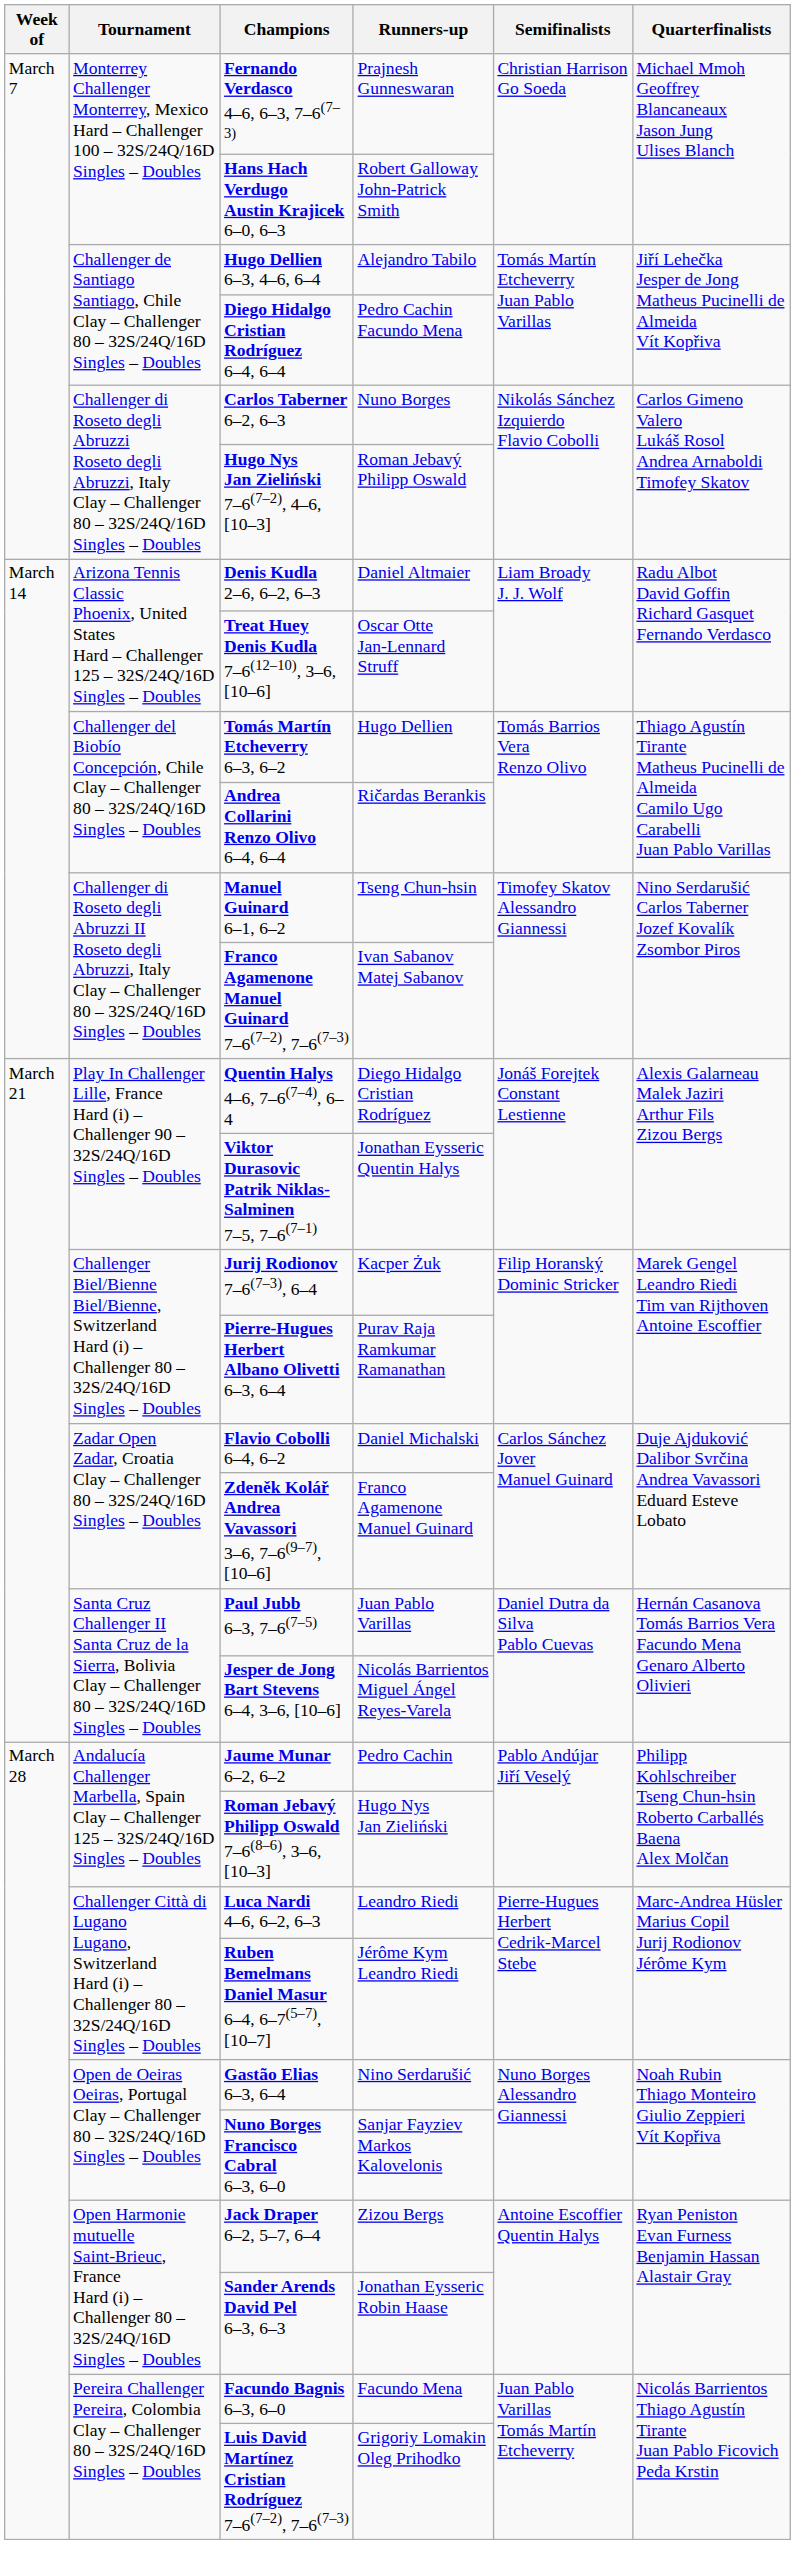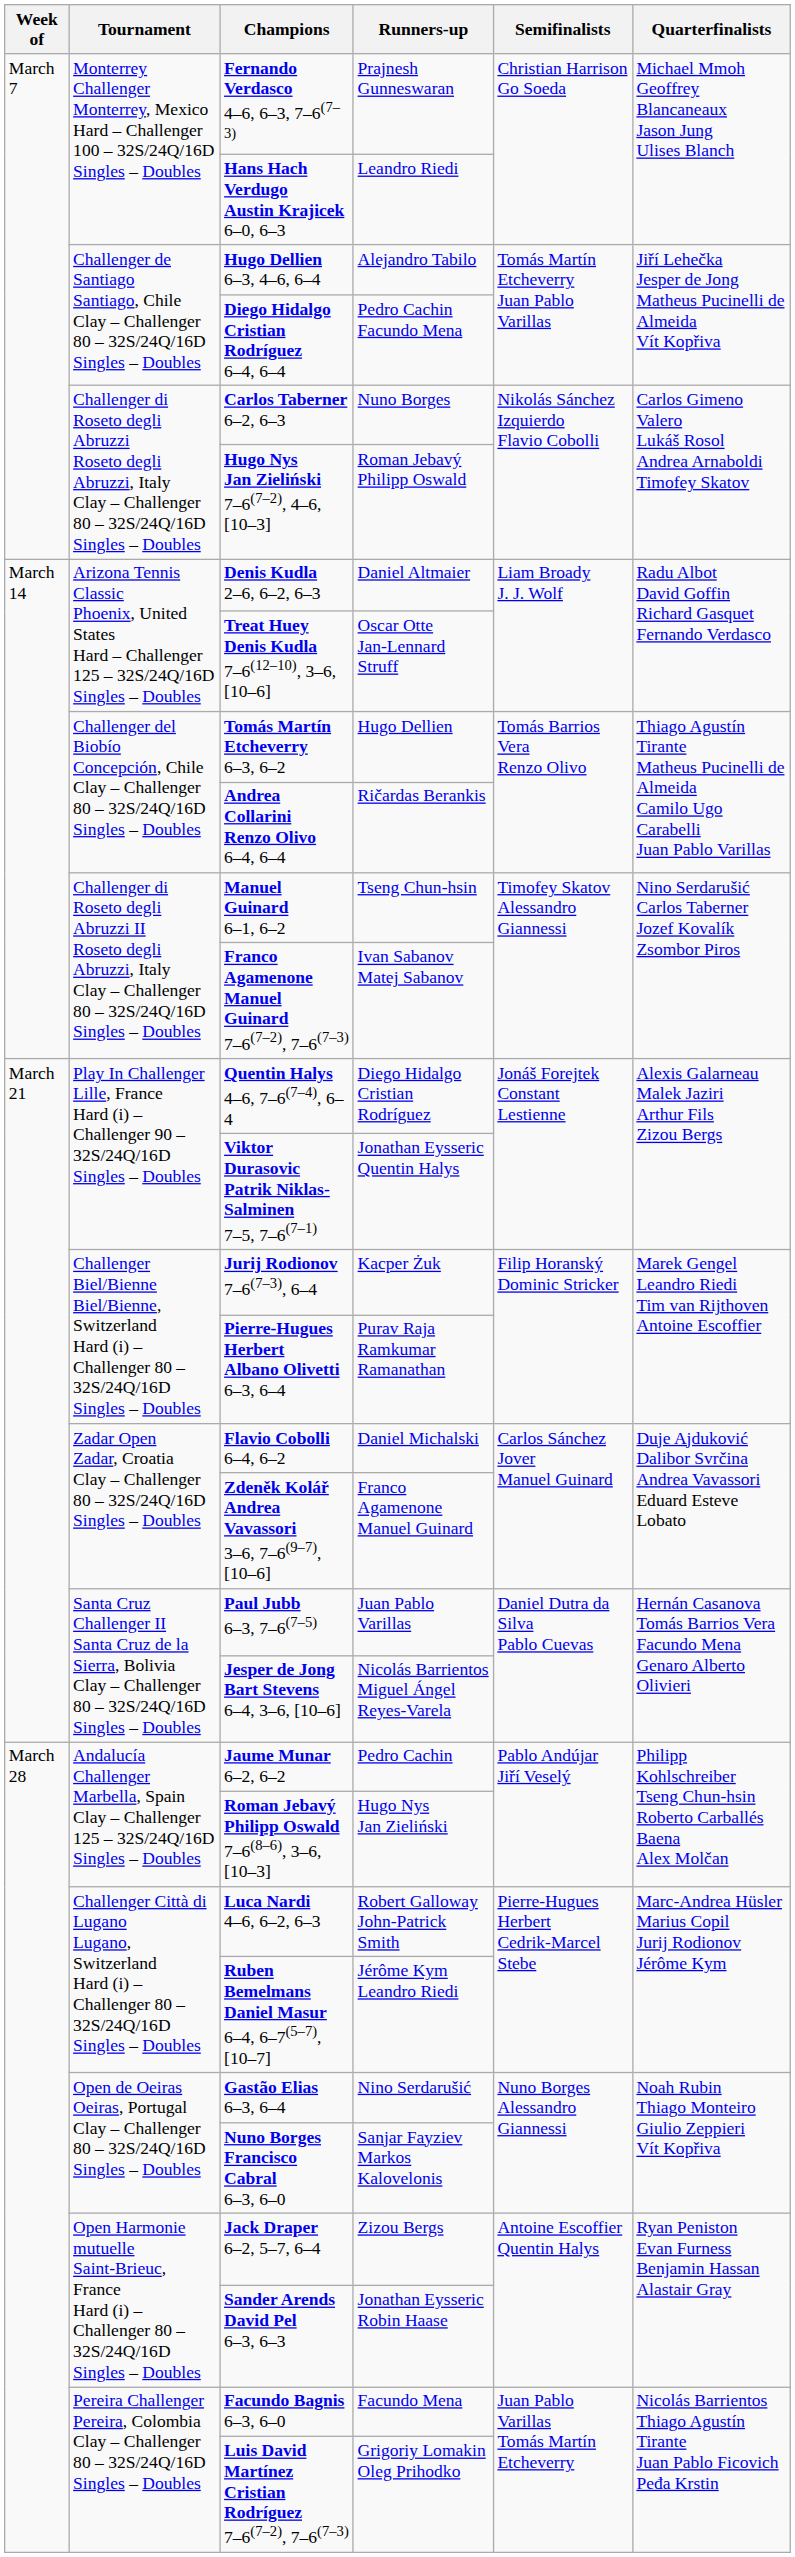(418, 188) Robert Galloway John-Patrick Smith -> (408, 168) Leandro Riedi
(408, 1900) Leandro Riedi -> (418, 1921) Robert Galloway John-Patrick Smith
